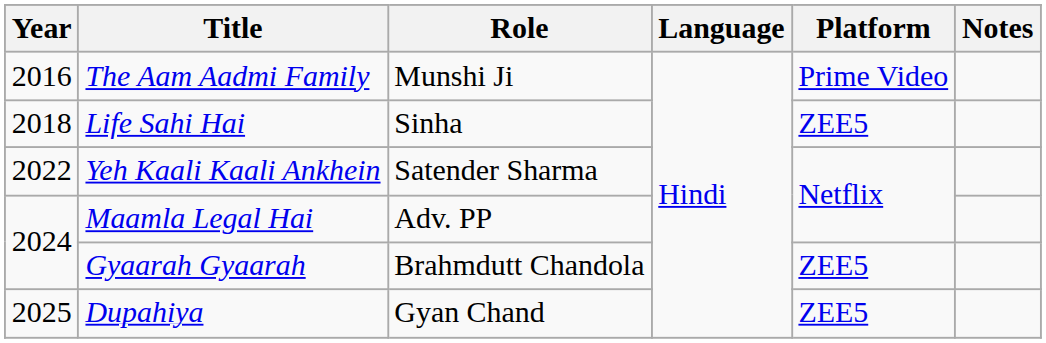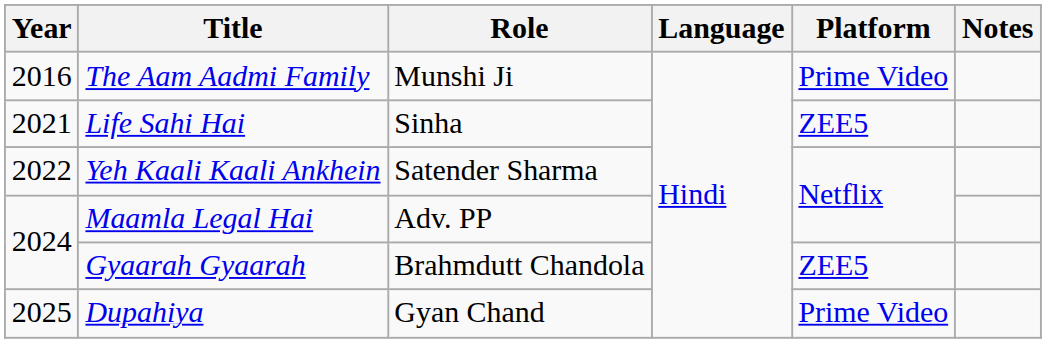(42, 123) 2018 -> (42, 123) 2021
(833, 312) ZEE5 -> (873, 312) Prime Video
